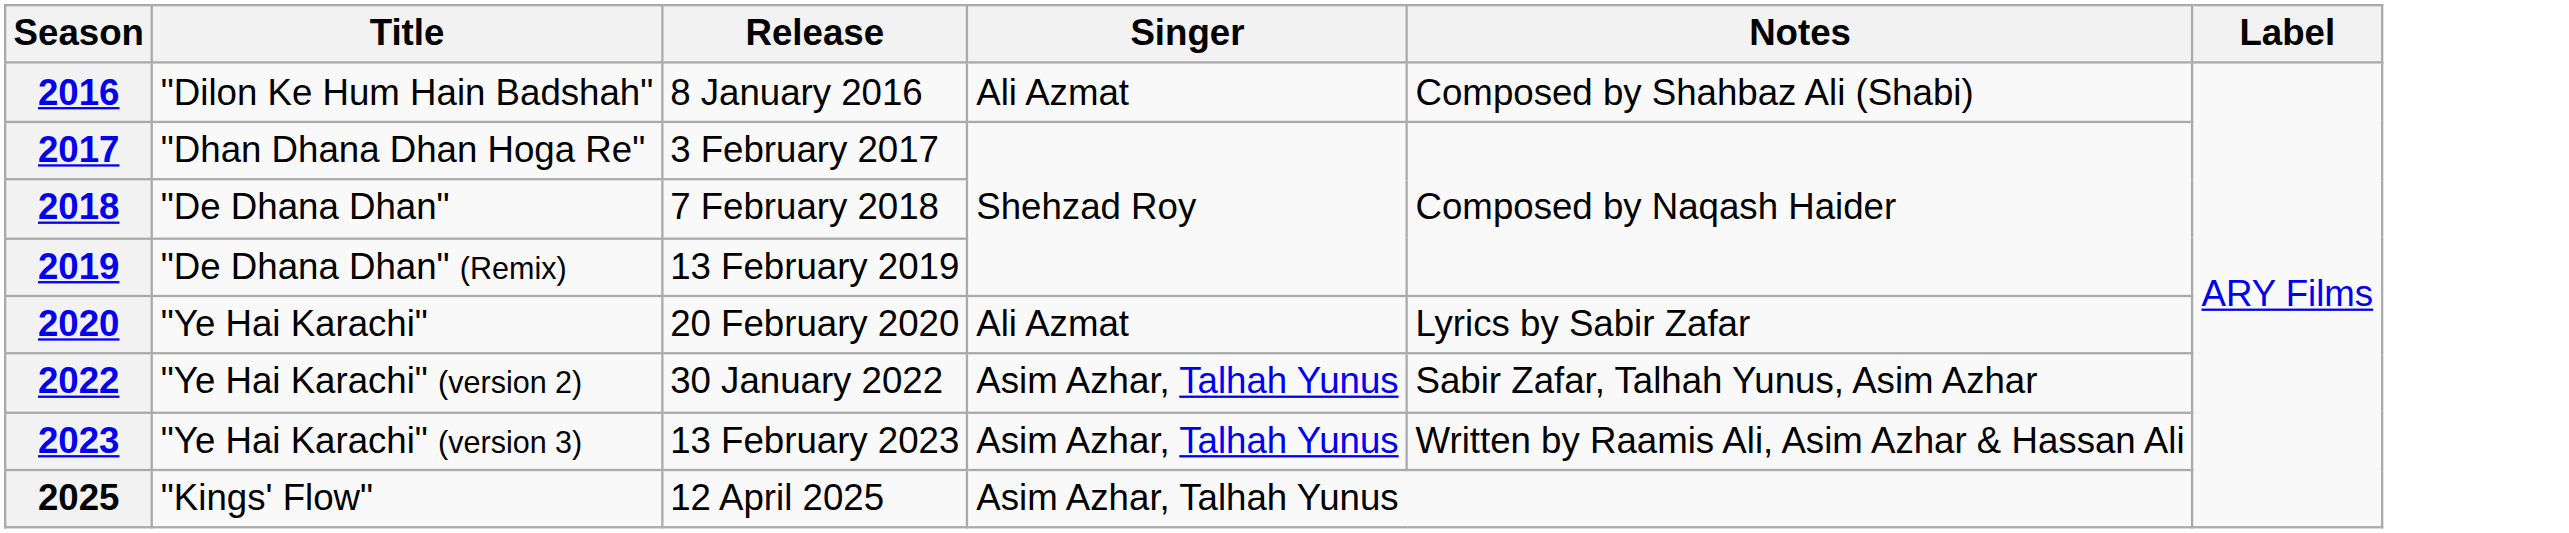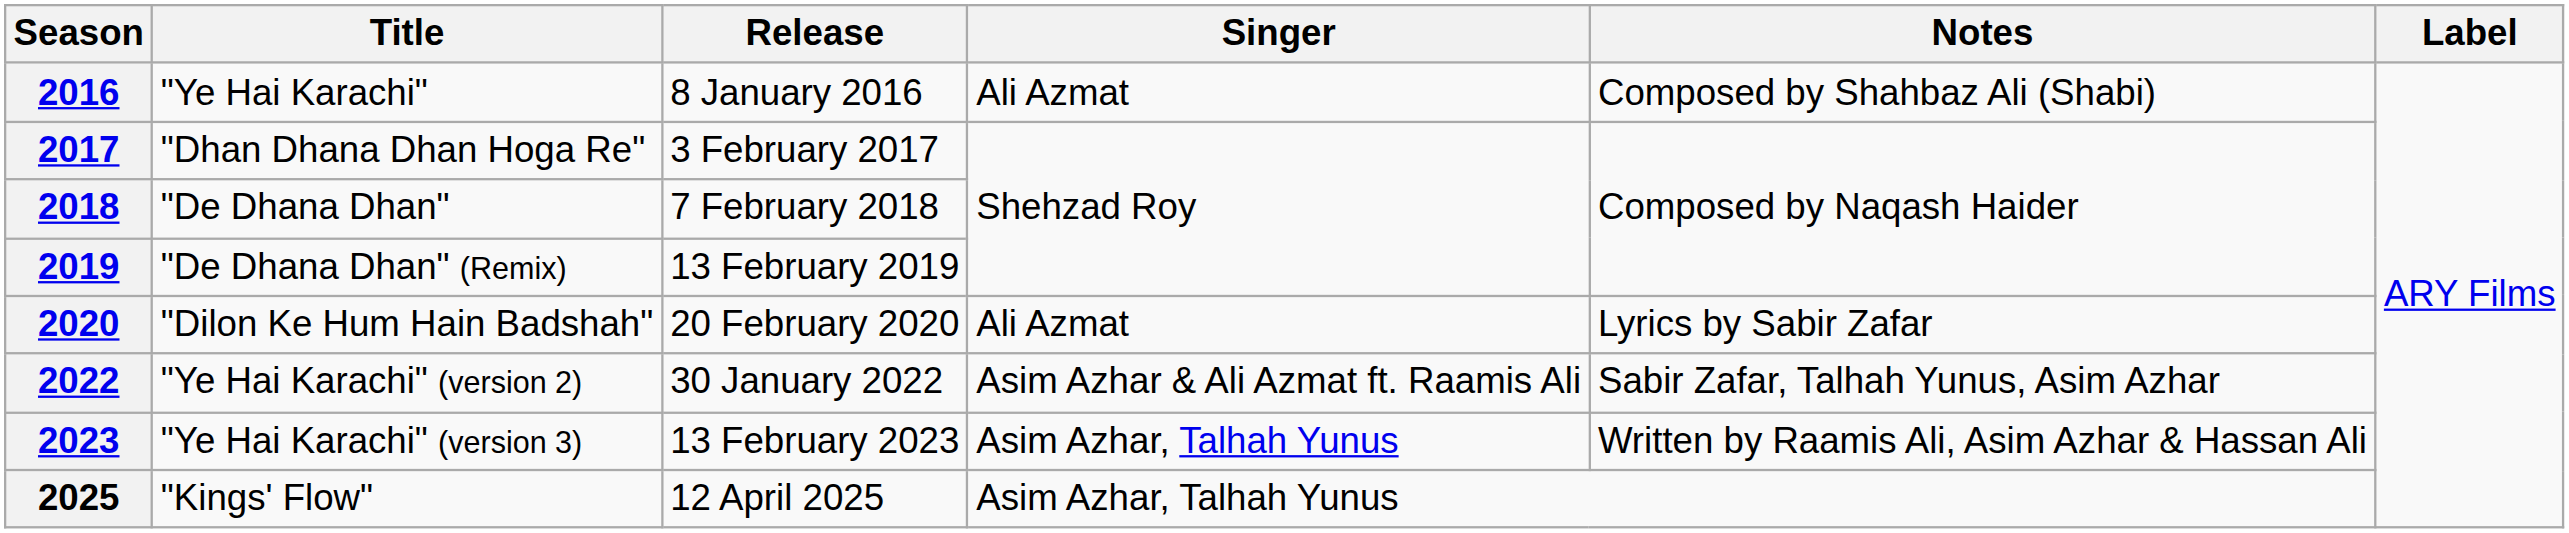(407, 91) "Dilon Ke Hum Hain Badshah" -> (294, 91) "Ye Hai Karachi"
(294, 324) "Ye Hai Karachi" -> (407, 324) "Dilon Ke Hum Hain Badshah"
(1187, 382) Asim Azhar, Talhah Yunus -> (1279, 382) Asim Azhar & Ali Azmat ft. Raamis Ali
